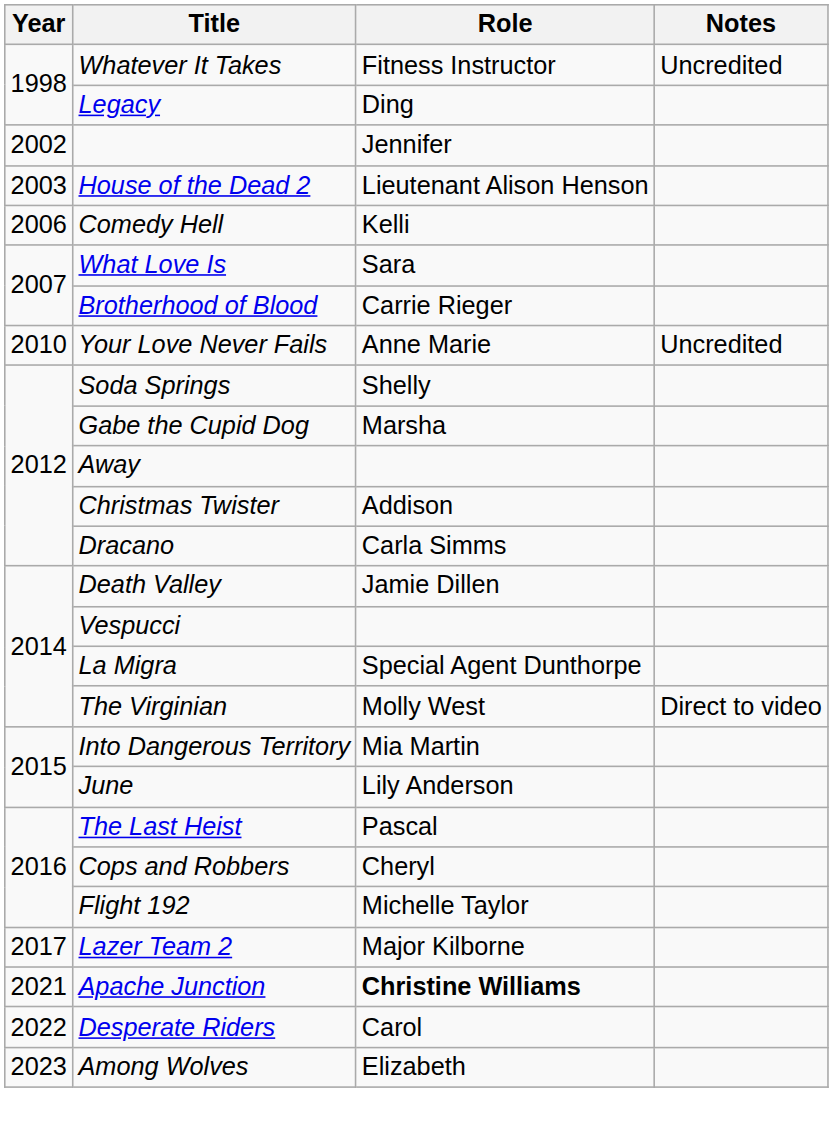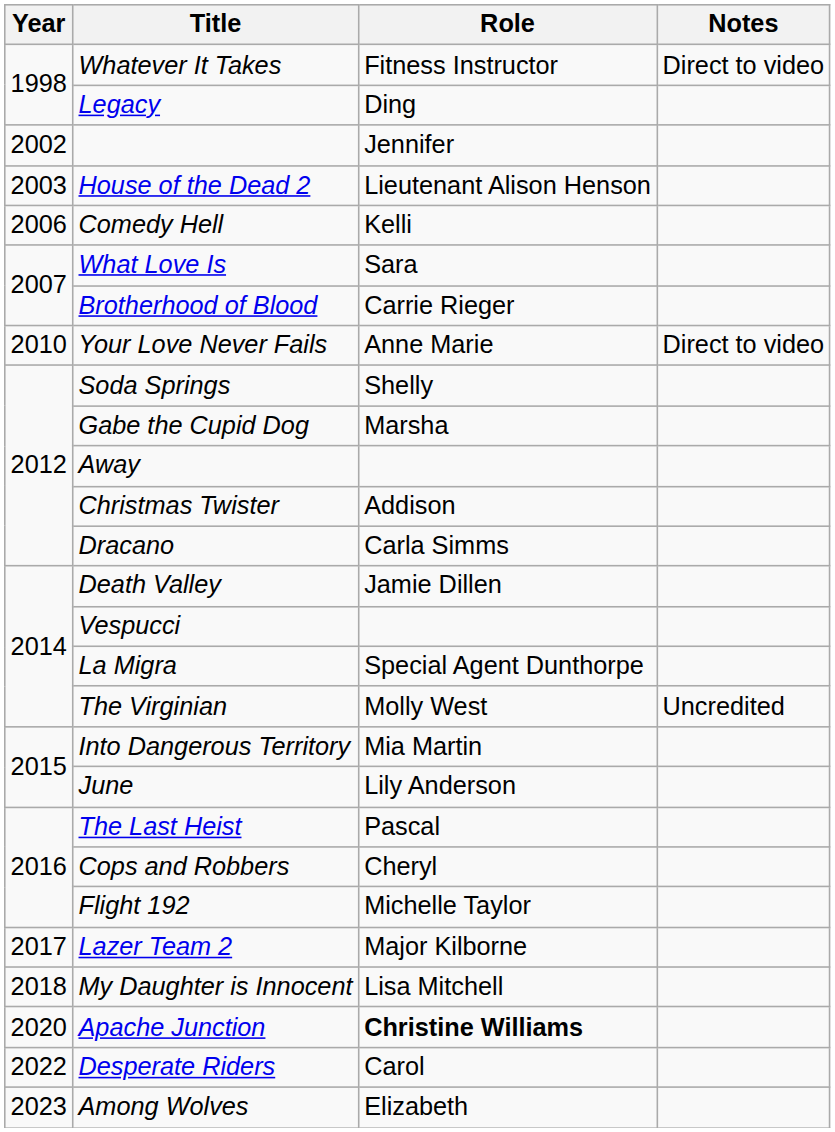(721, 64) Uncredited -> (743, 64) Direct to video
(721, 345) Uncredited -> (743, 345) Direct to video
(741, 706) Direct to video -> (724, 706) Uncredited
+ row: (216, 986)
(39, 986) 2021 -> (39, 1026) 2020
